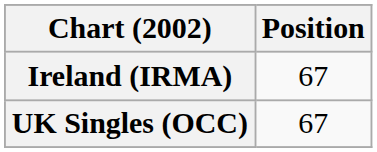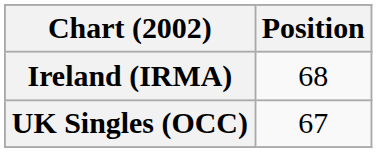(313, 75) 67 -> (313, 75) 68
